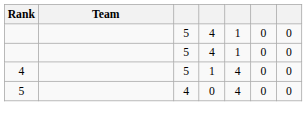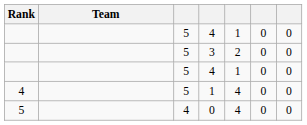+ row: (21, 53)
